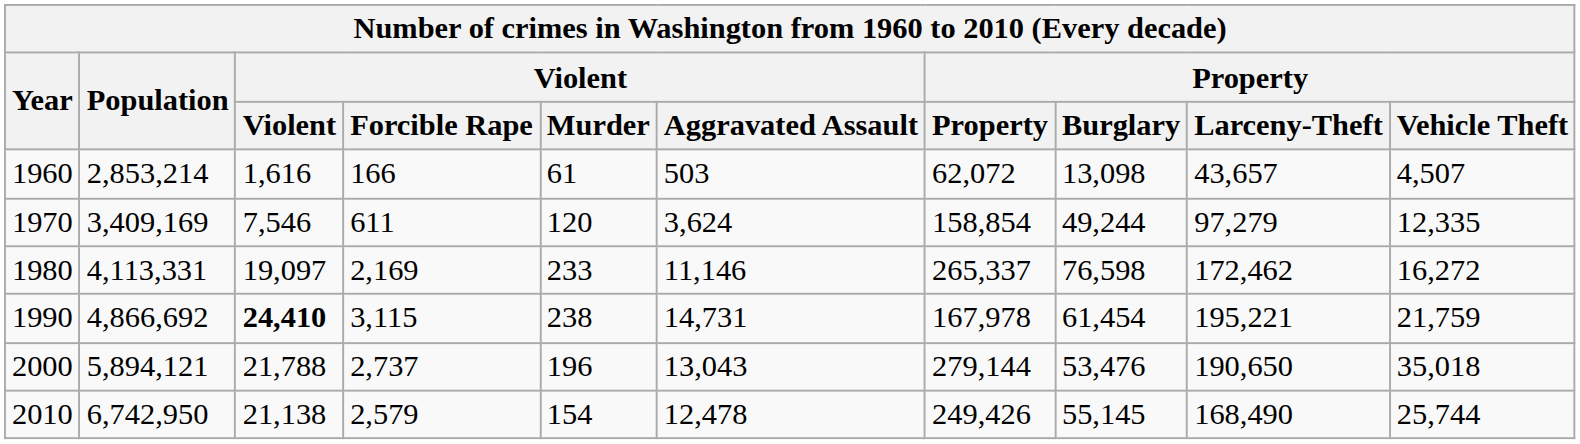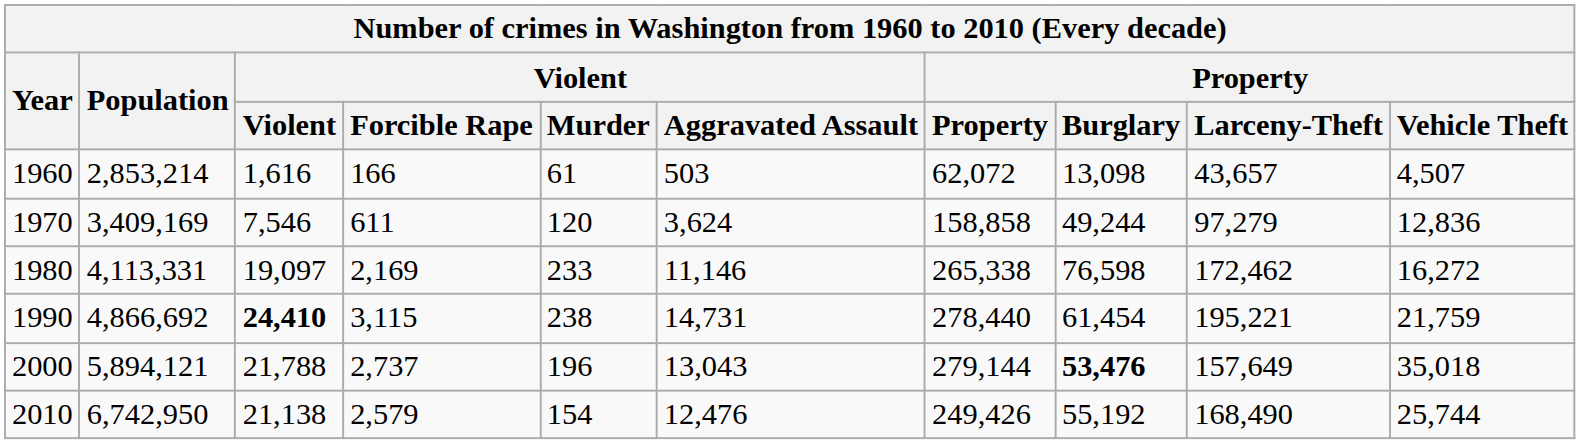(981, 221) 158,854 -> (981, 221) 158,858
(1439, 221) 12,335 -> (1439, 221) 12,836
(981, 269) 265,337 -> (981, 269) 265,338
(981, 317) 167,978 -> (981, 317) 278,440
(1104, 366) normal -> (1104, 366) bold
(1244, 366) 190,650 -> (1244, 366) 157,649
(706, 414) 12,478 -> (706, 414) 12,476
(1104, 414) 55,145 -> (1104, 414) 55,192
